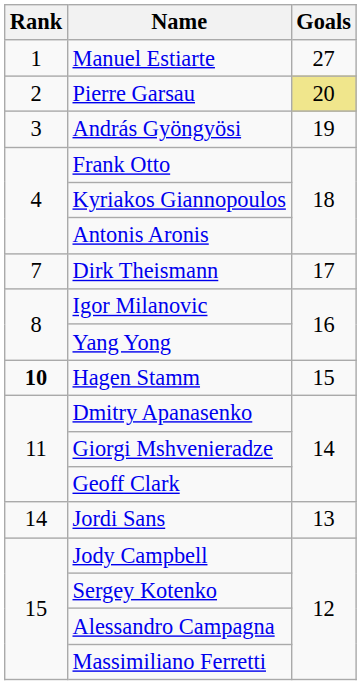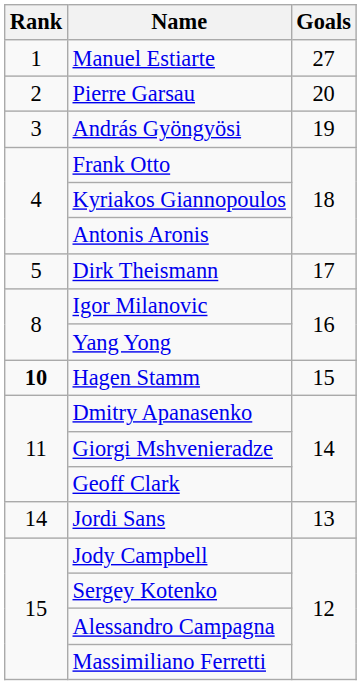(324, 93) khaki background -> (324, 93) no background
(36, 270) 7 -> (36, 270) 5
